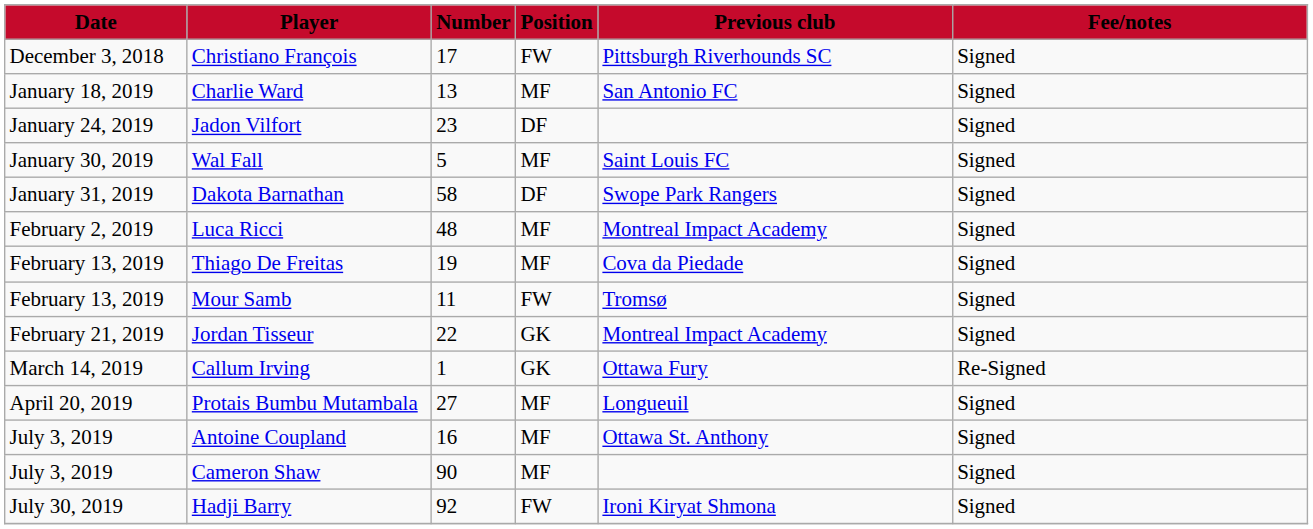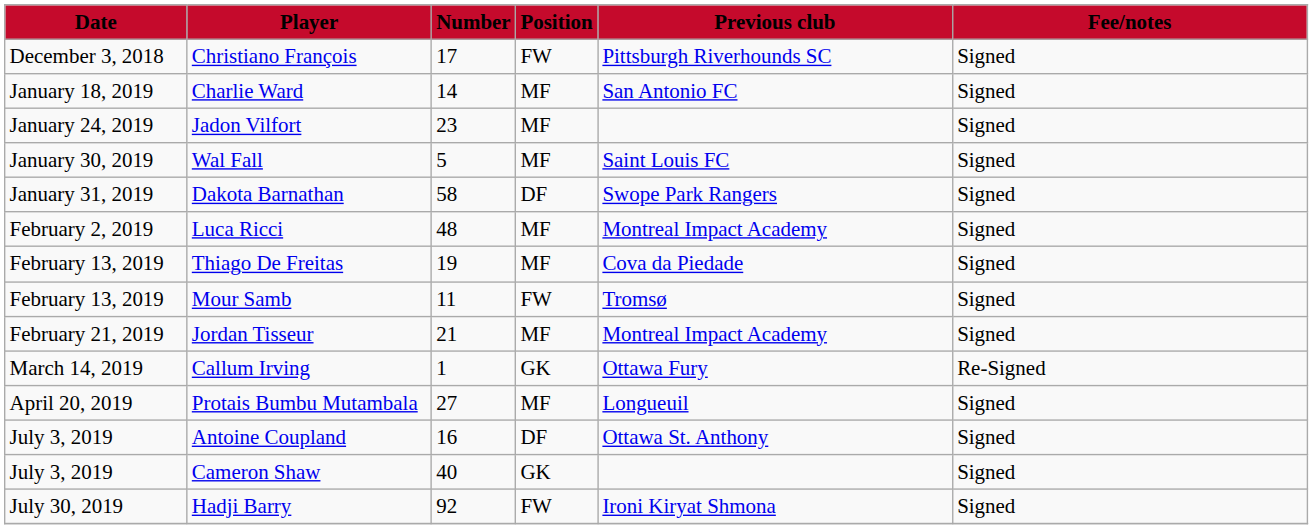(447, 91) 13 -> (447, 91) 14
(534, 125) DF -> (536, 125) MF
(447, 333) 22 -> (447, 333) 21
(536, 333) GK -> (536, 333) MF
(536, 437) MF -> (534, 437) DF
(447, 471) 90 -> (447, 471) 40
(536, 471) MF -> (536, 471) GK
